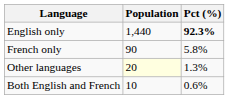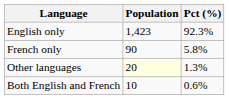(138, 31) 1,440 -> (138, 31) 1,423
(199, 31) bold -> (198, 31) normal
